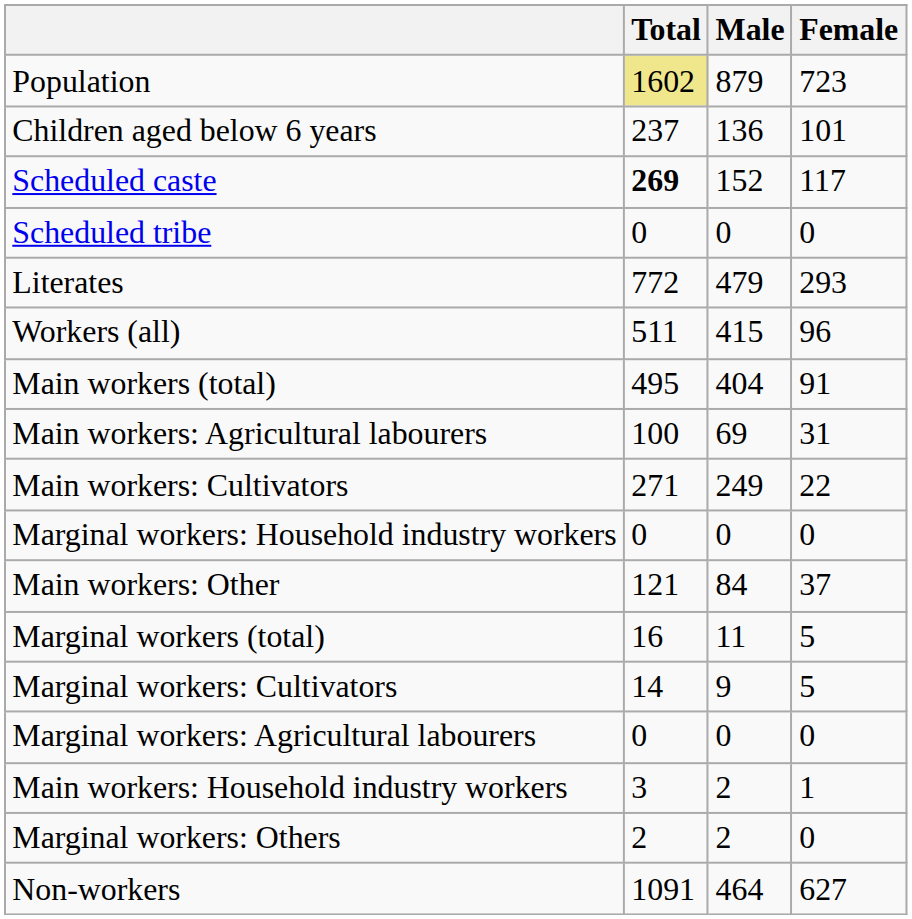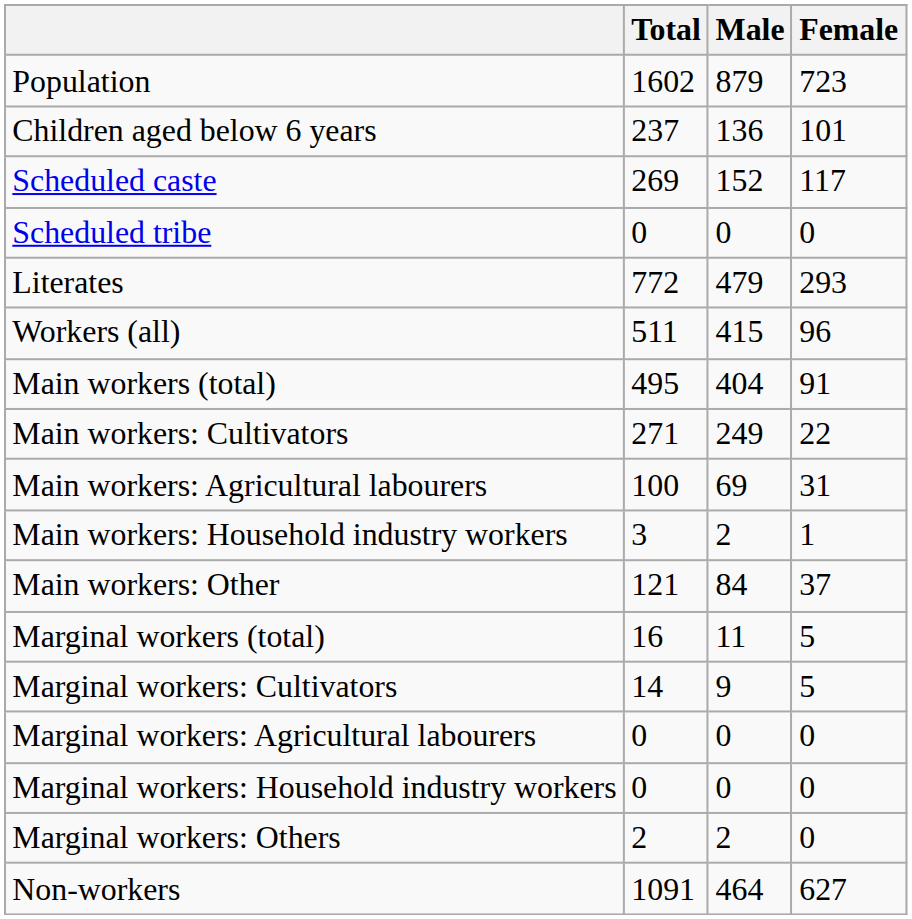(663, 80) khaki background -> (663, 80) no background
(655, 181) bold -> (655, 181) normal
rows swapped: (180, 484) <-> (250, 433)
rows swapped: (290, 787) <-> (314, 534)
